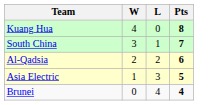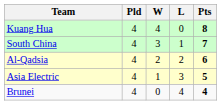+ column: (134, 12)
